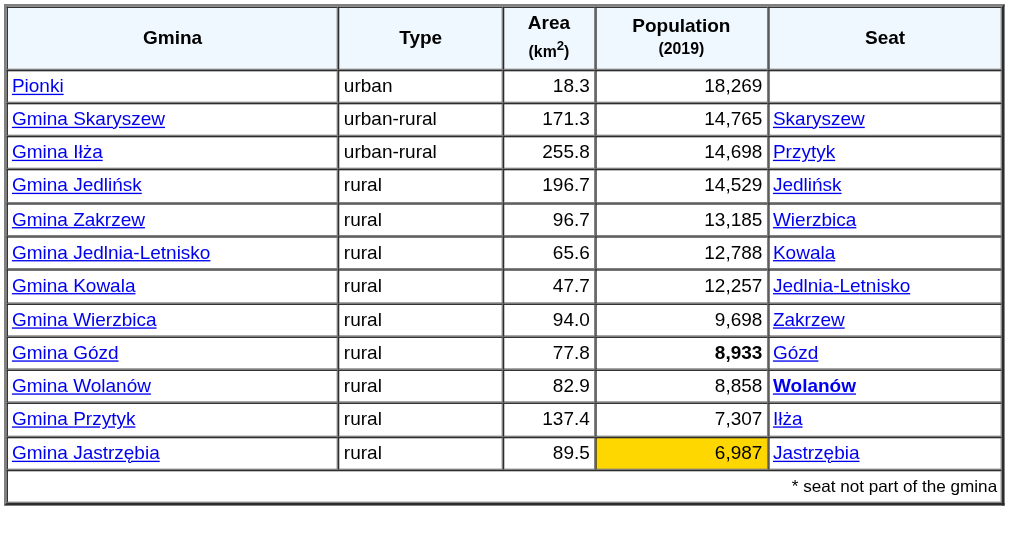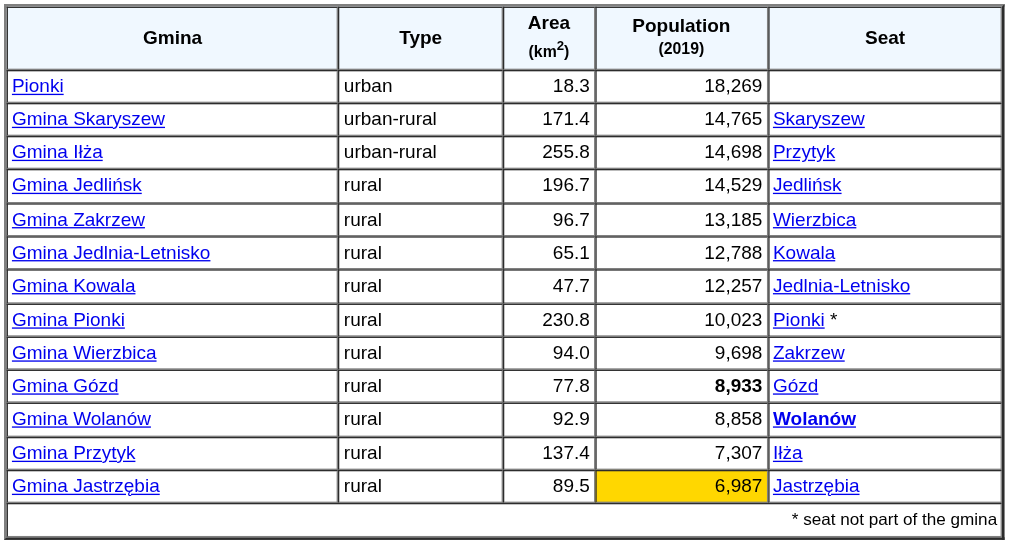(566, 119) 171.3 -> (566, 119) 171.4
(571, 252) 65.6 -> (571, 252) 65.1
+ row: (68, 319)
(571, 386) 82.9 -> (571, 419) 92.9
